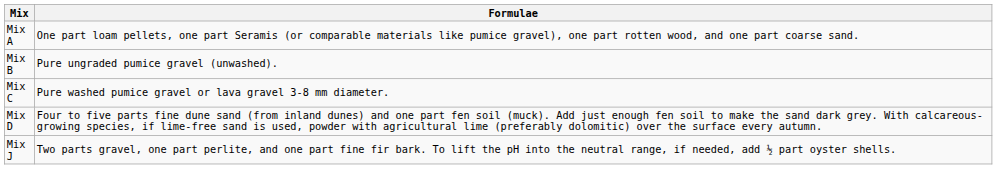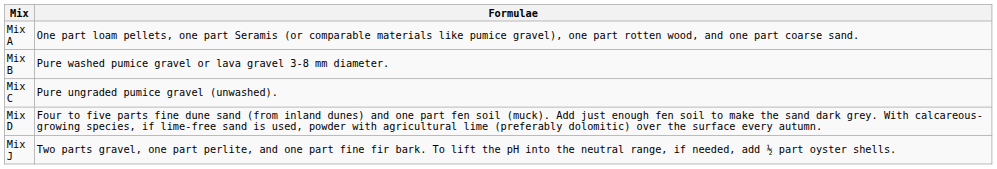(157, 64) Pure ungraded pumice gravel (unwashed). -> (213, 64) Pure washed pumice gravel or lava gravel 3-8 mm diameter.
(213, 93) Pure washed pumice gravel or lava gravel 3-8 mm diameter. -> (157, 93) Pure ungraded pumice gravel (unwashed).
